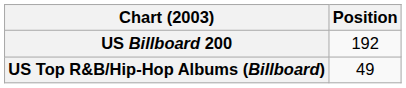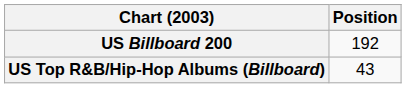(365, 69) 49 -> (365, 69) 43
